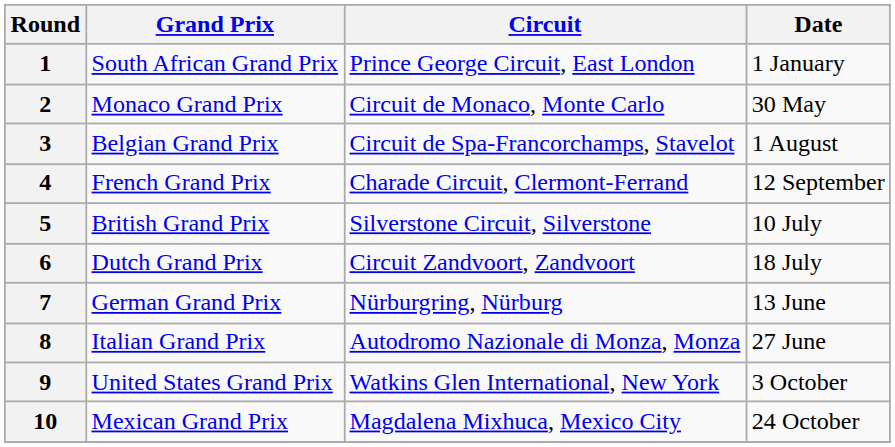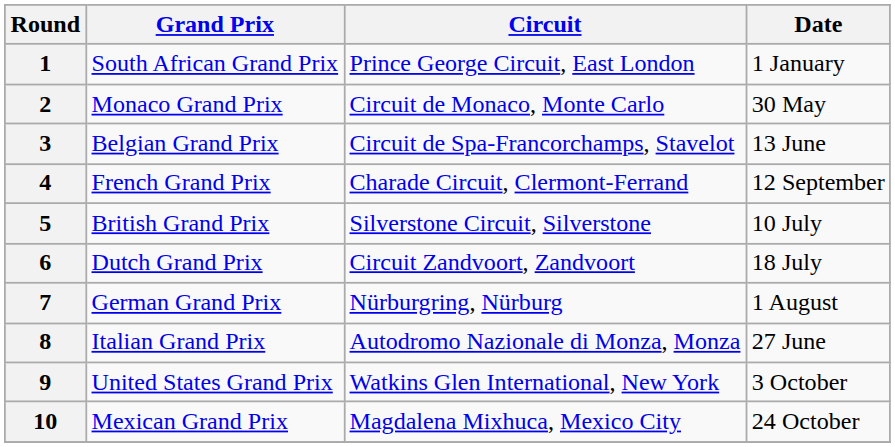(795, 143) 1 August -> (789, 143) 13 June
(789, 301) 13 June -> (795, 301) 1 August
